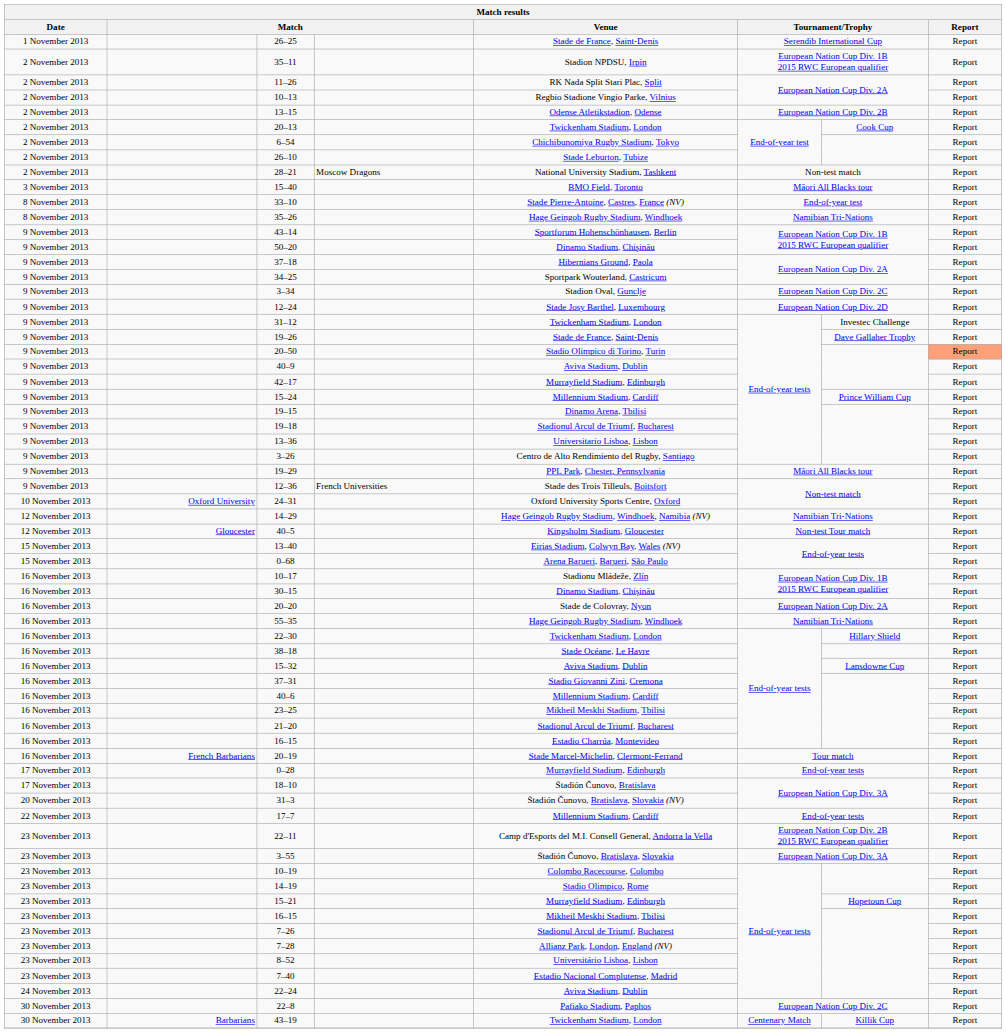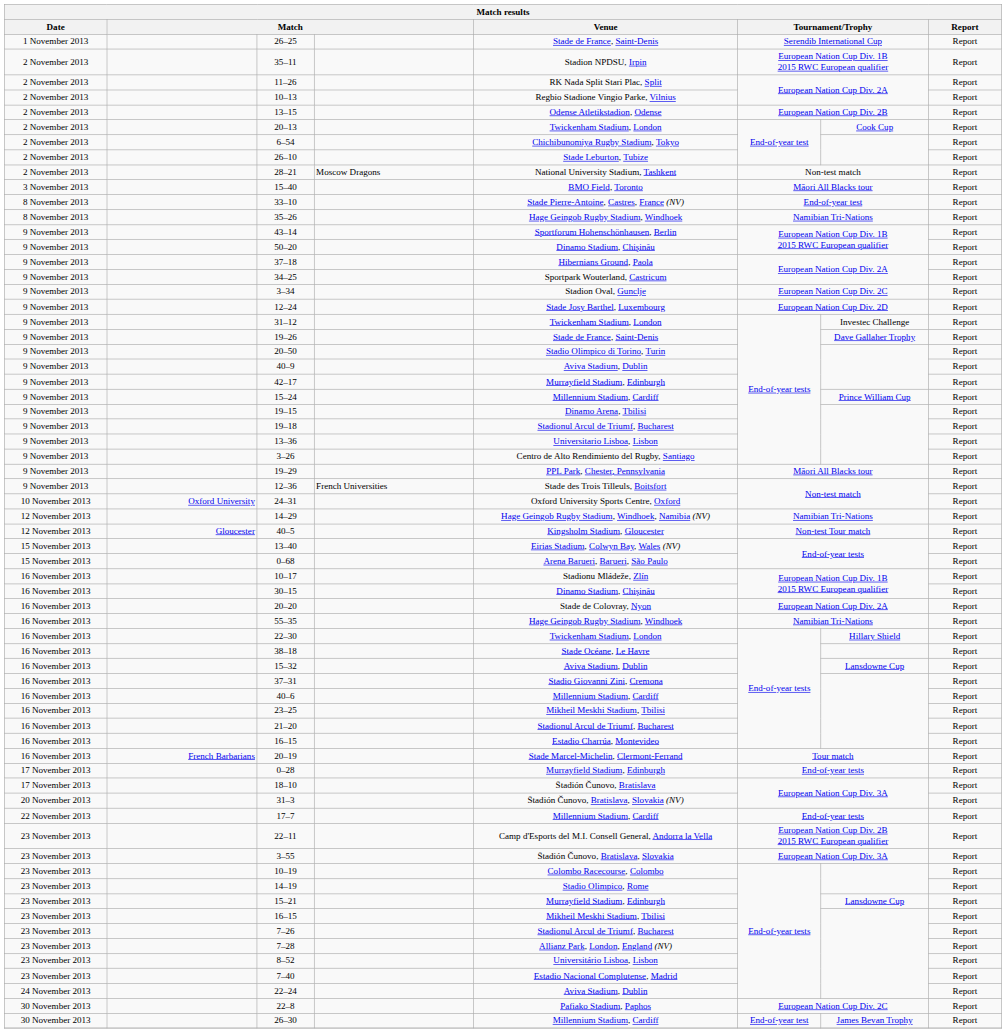(965, 352) lightsalmon background -> (965, 352) no background
(875, 901) Hopetoun Cup -> (875, 901) Lansdowne Cup
- row: (56, 1021)
+ row: (56, 1021)
